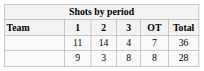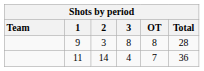rows swapped: (78, 43) <-> (78, 58)
